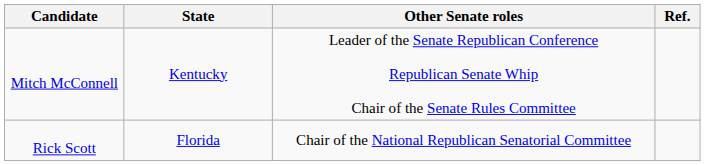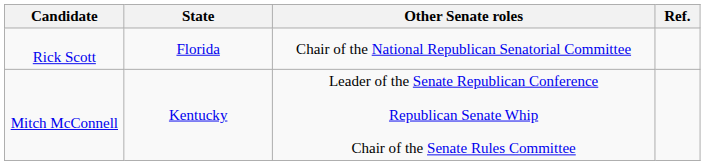rows swapped: (64, 82) <-> (64, 148)
